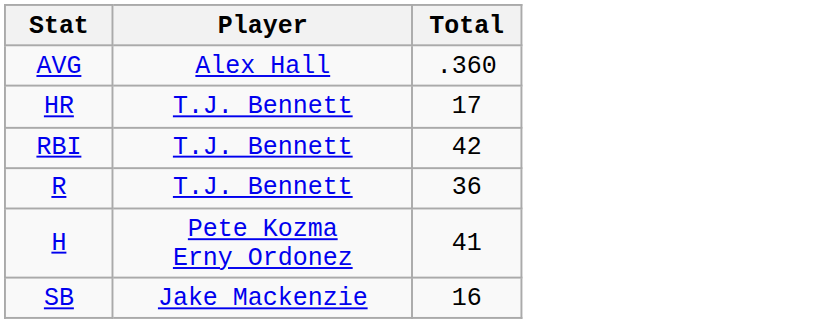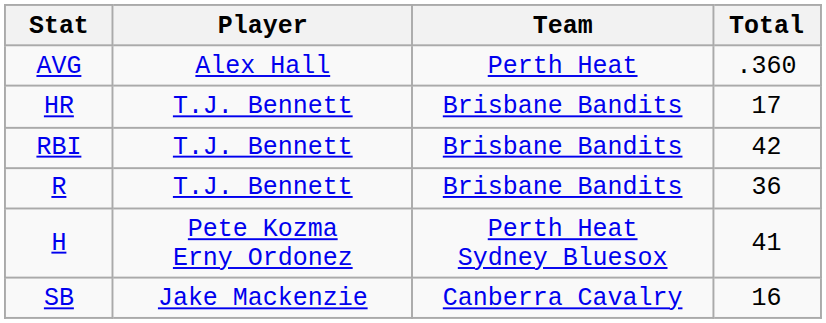+ column: (563, 25)
